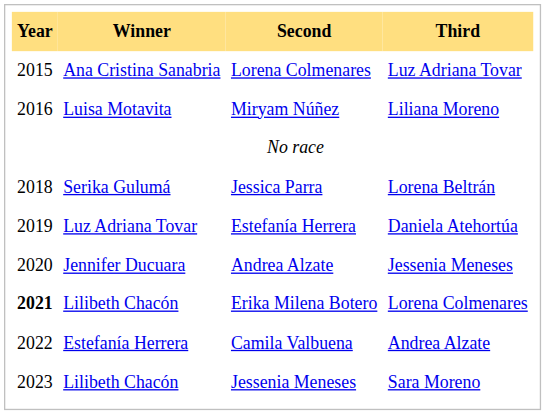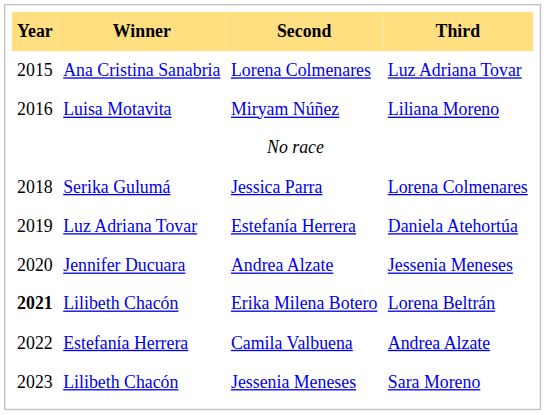(441, 187) Lorena Beltrán -> (458, 187) Lorena Colmenares
(458, 304) Lorena Colmenares -> (441, 304) Lorena Beltrán
